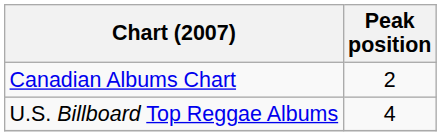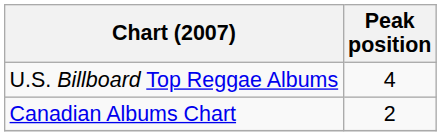rows swapped: (123, 79) <-> (174, 113)
